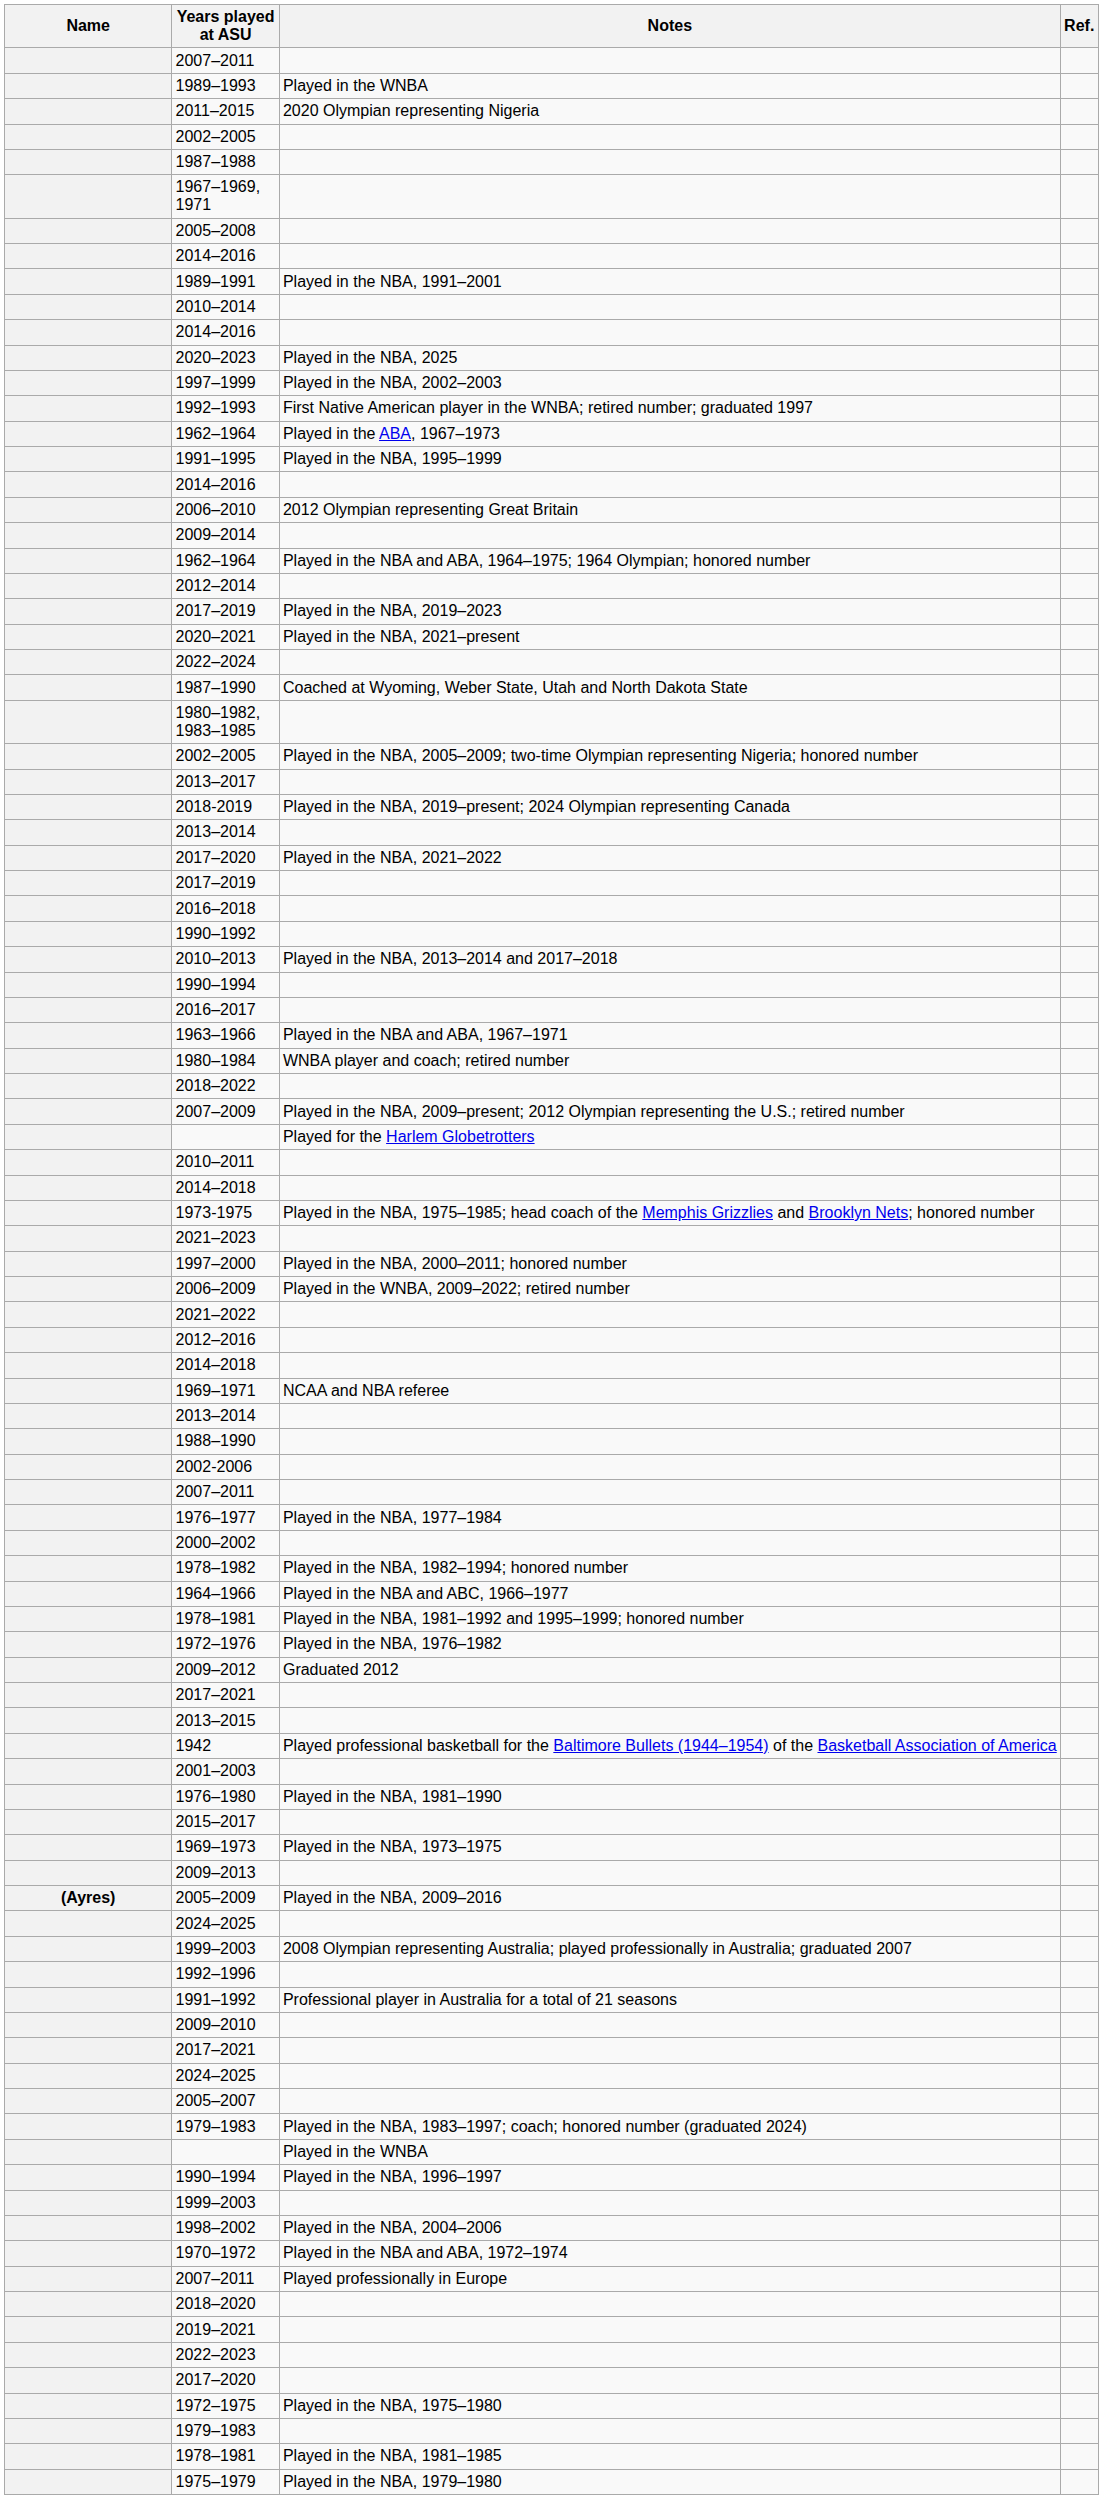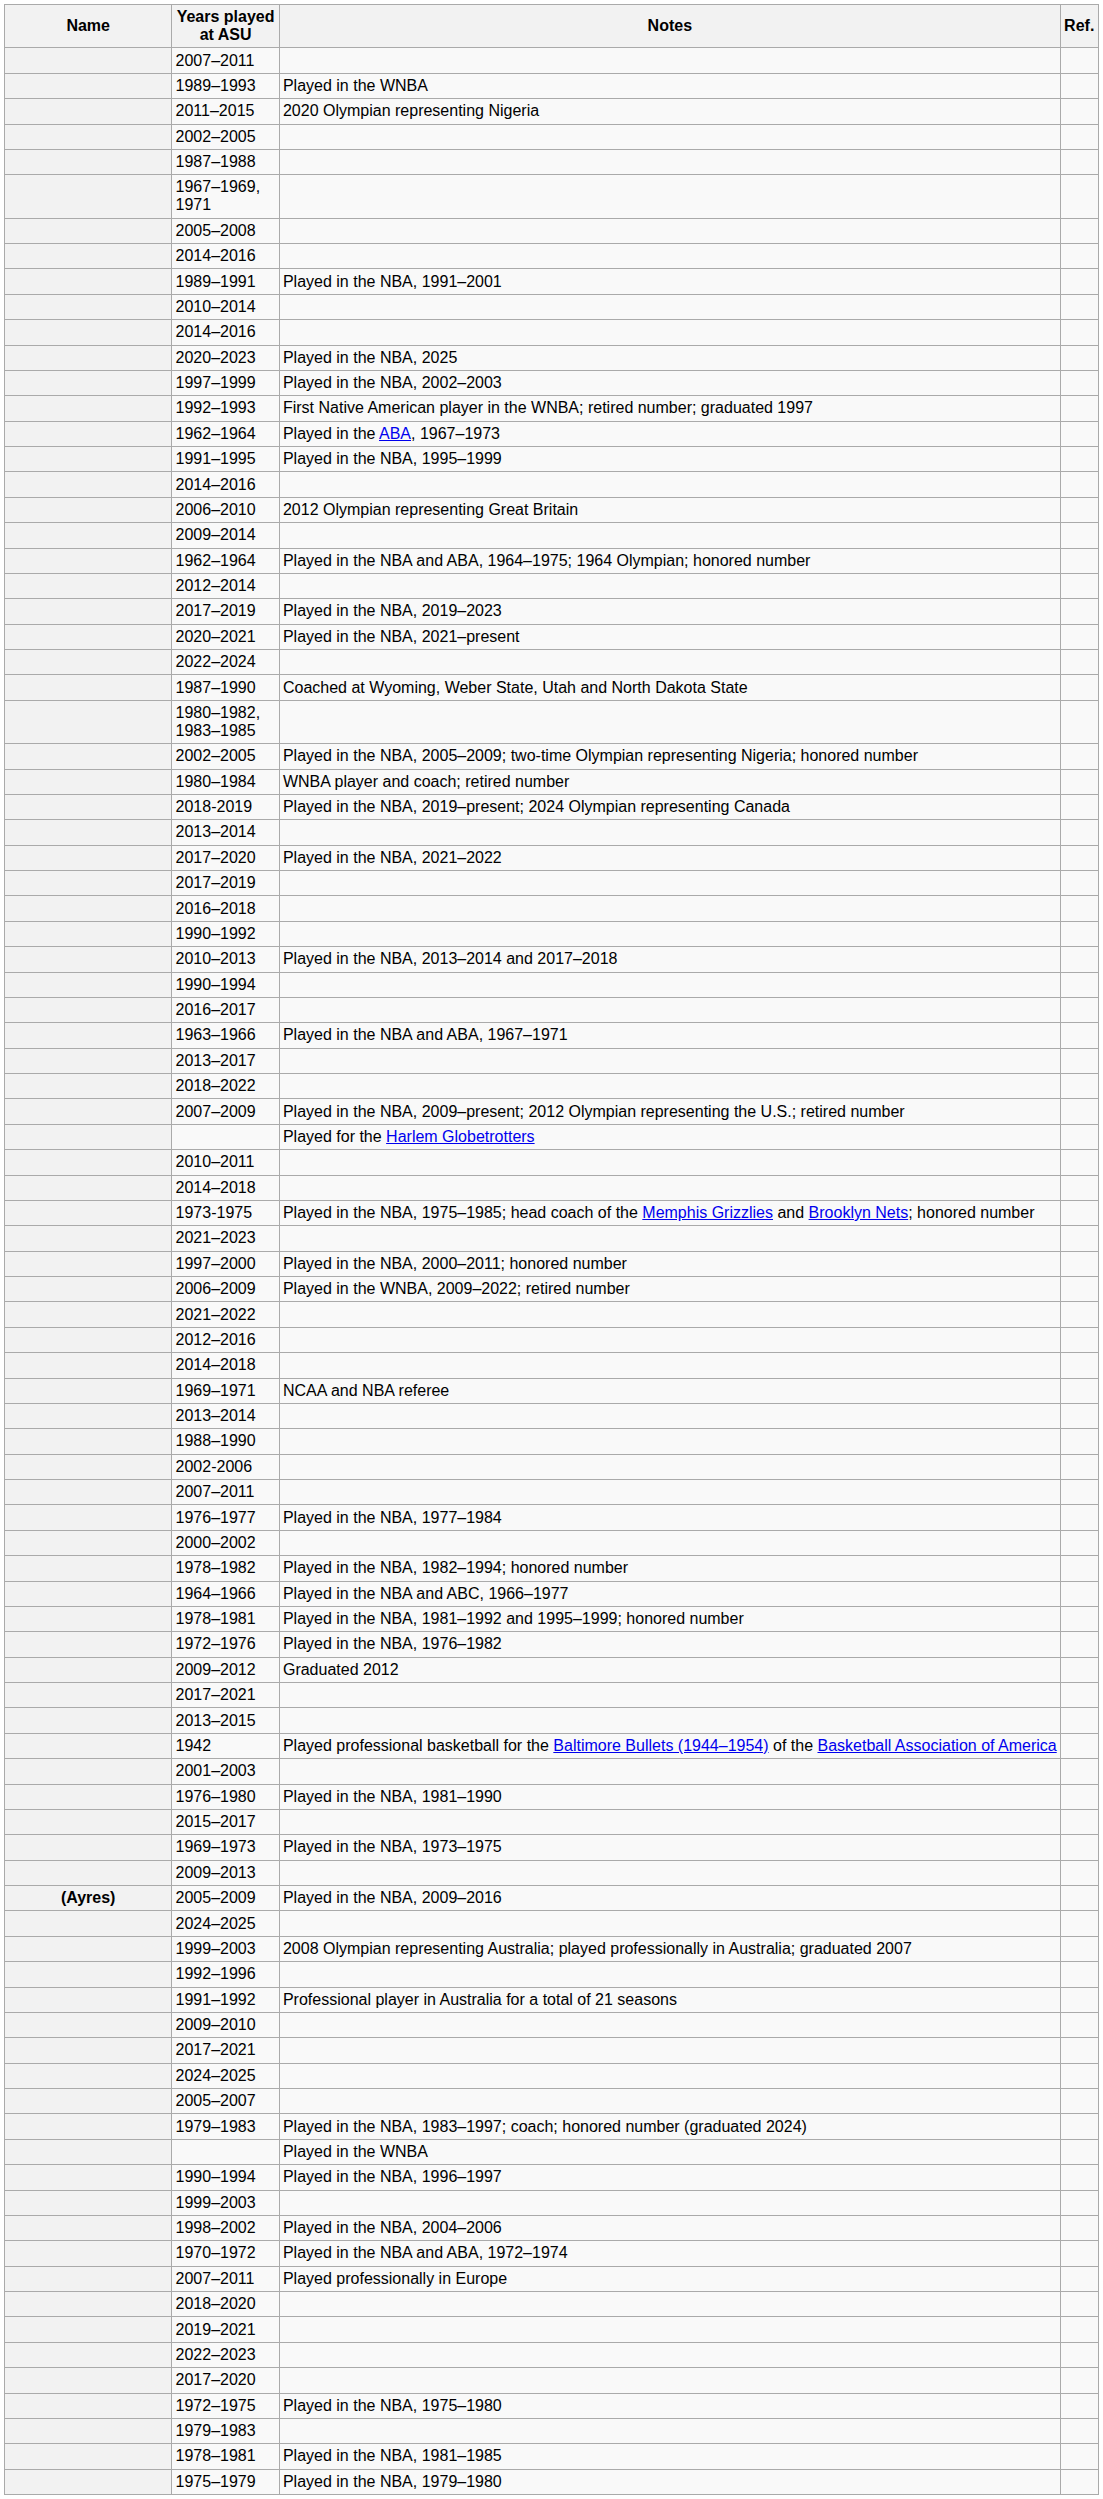rows swapped: (216, 781) <-> (216, 1060)
